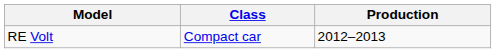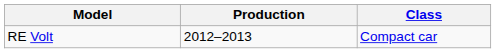columns swapped: (248, 15) <-> (403, 15)
